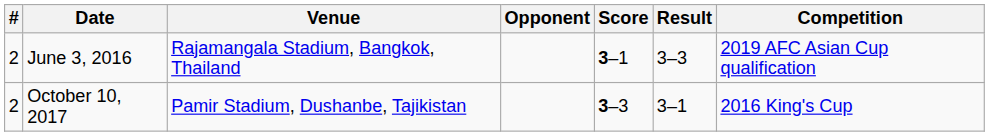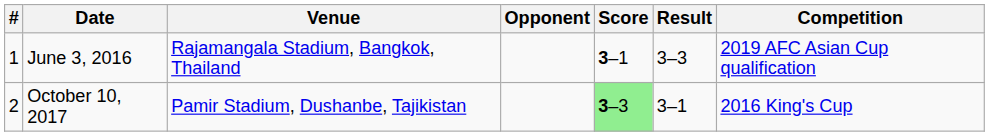(14, 57) 2 -> (14, 57) 1
(613, 106) no background -> (613, 106) lightgreen background
